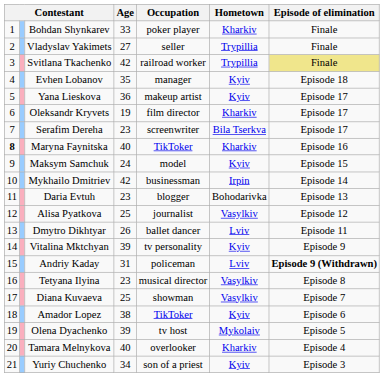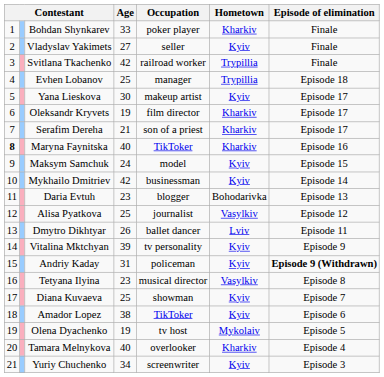(239, 46) Trypillia -> (239, 46) Kyiv
(324, 63) khaki background -> (324, 63) no background
(125, 79) 35 -> (125, 79) 25
(239, 79) Kyiv -> (239, 79) Trypillia
(125, 96) 36 -> (125, 96) 30
(125, 130) 23 -> (125, 130) 21
(173, 130) screenwriter -> (173, 130) son of a priest
(239, 130) Bila Tserkva -> (239, 130) Kharkiv
(239, 180) Irpin -> (239, 180) Kyiv
(239, 264) Lviv -> (239, 264) Kyiv
(239, 297) Vasylkiv -> (239, 297) Kyiv
(125, 331) 39 -> (125, 331) 19
(173, 364) son of a priest -> (173, 364) screenwriter
